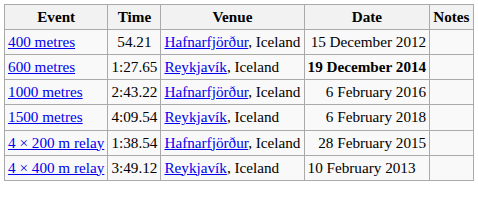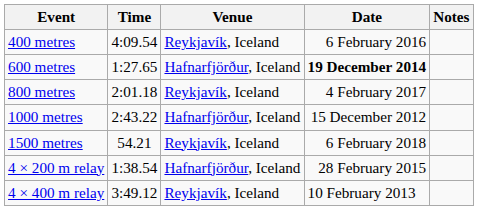(134, 42) 54.21 -> (134, 42) 4:09.54
(232, 42) Hafnarfjörður, Iceland -> (222, 42) Reykjavík, Iceland
(368, 42) 15 December 2012 -> (376, 42) 6 February 2016
(222, 67) Reykjavík, Iceland -> (232, 67) Hafnarfjörður, Iceland
+ row: (42, 92)
(376, 92) 6 February 2016 -> (368, 117) 15 December 2012
(134, 117) 4:09.54 -> (134, 142) 54.21
